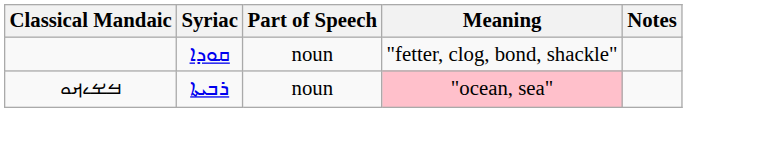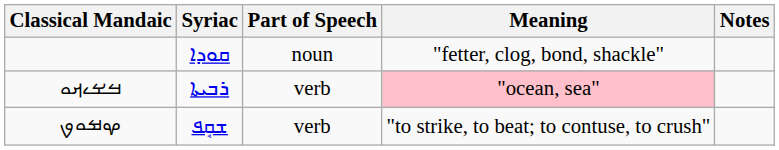(312, 88) noun -> (312, 88) verb
+ row: (91, 123)
